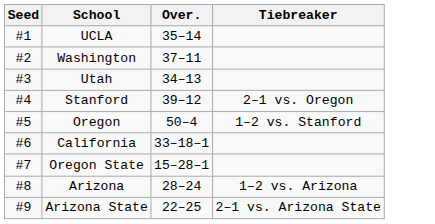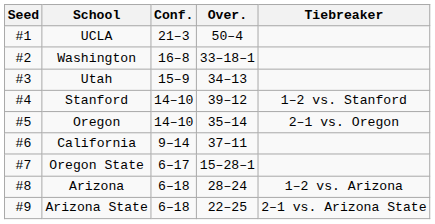+ column: (174, 15)
(182, 37) 35–14 -> (227, 37) 50–4
(182, 58) 37–11 -> (227, 58) 33–18–1
(298, 101) 2–1 vs. Oregon -> (344, 101) 1–2 vs. Stanford
(182, 122) 50–4 -> (227, 122) 35–14
(298, 122) 1–2 vs. Stanford -> (344, 122) 2–1 vs. Oregon
(182, 144) 33–18–1 -> (227, 144) 37–11
